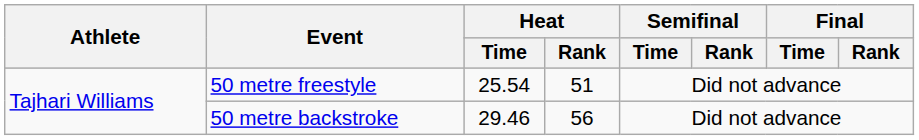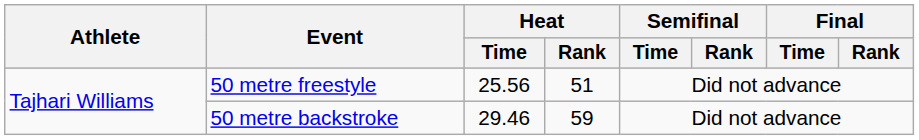(504, 85) 25.54 -> (504, 85) 25.56
(582, 118) 56 -> (582, 118) 59
